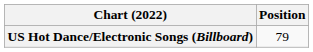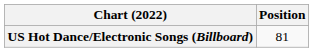(282, 36) 79 -> (282, 36) 81
